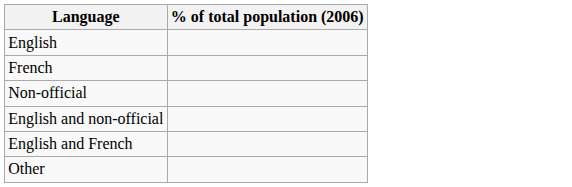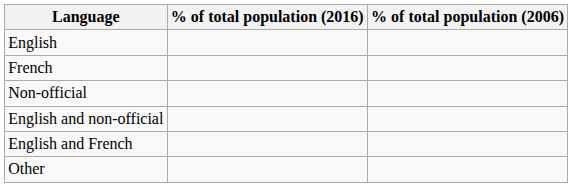+ column: (267, 17)
